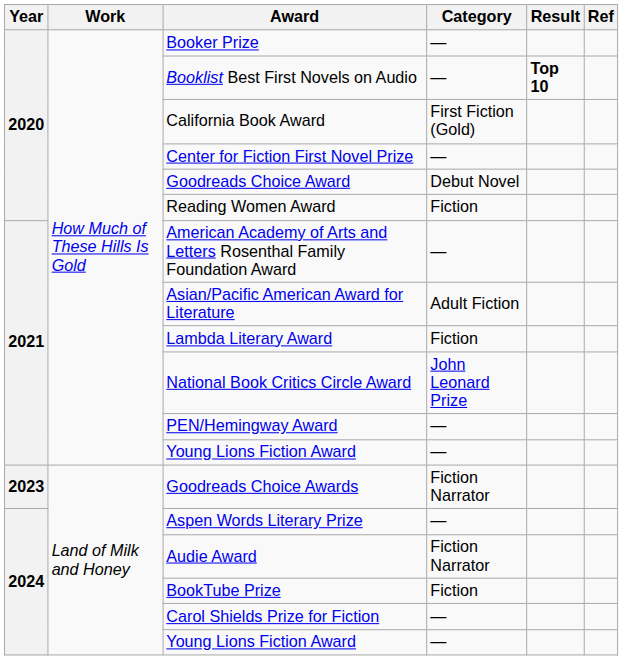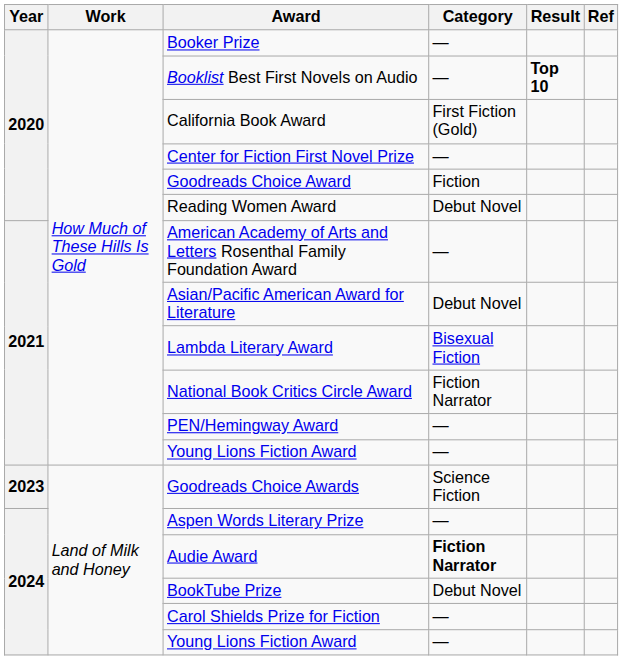(475, 181) Debut Novel -> (456, 181) Fiction
(454, 207) Fiction -> (477, 207) Debut Novel
(475, 304) Adult Fiction -> (477, 304) Debut Novel
(454, 338) Fiction -> (463, 347) Bisexual Fiction
(460, 382) John Leonard Prize -> (462, 391) Fiction Narrator
(460, 486) Fiction Narrator -> (461, 486) Science Fiction
(460, 556) normal -> (464, 556) bold
(454, 590) Fiction -> (477, 590) Debut Novel
